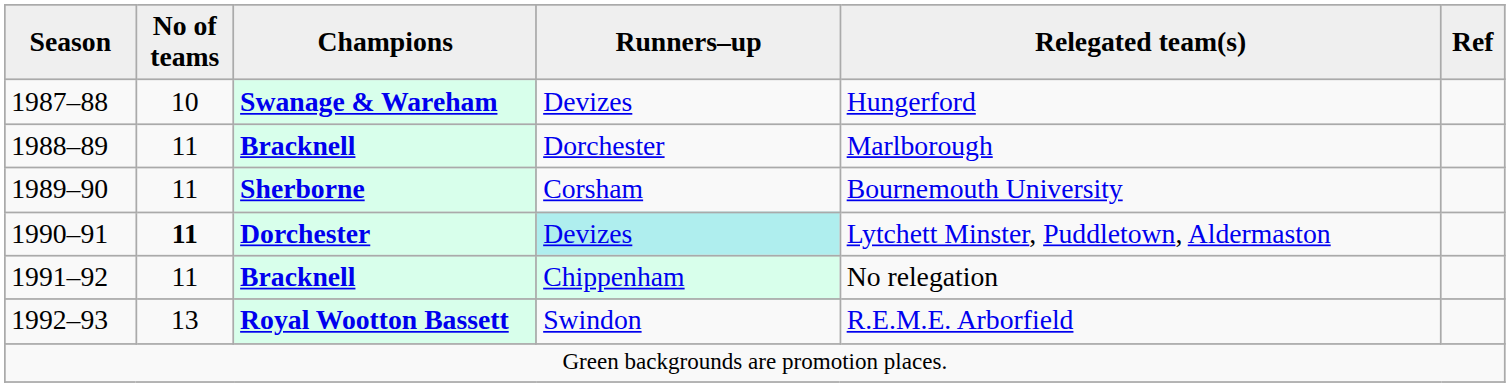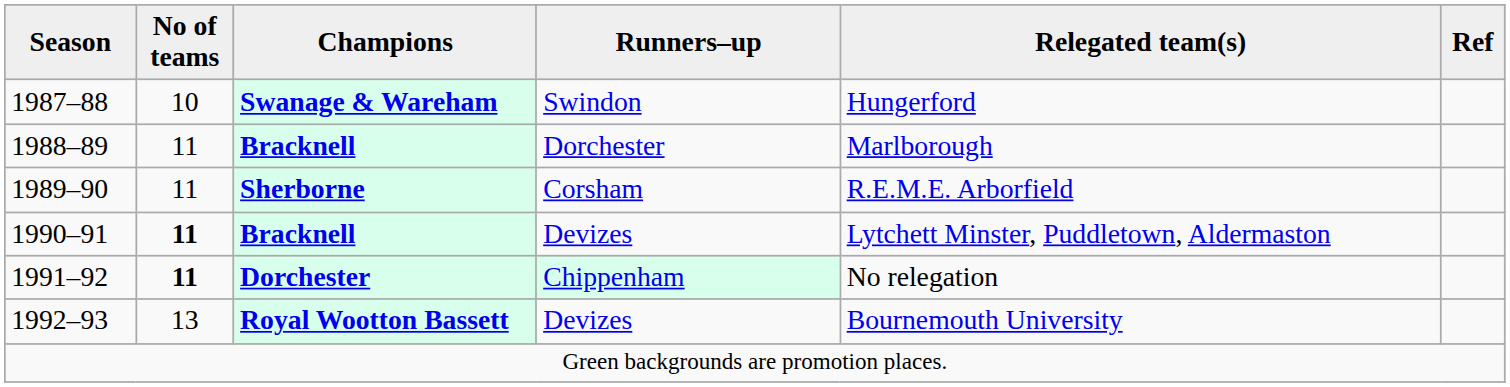(588, 101) Devizes -> (592, 101) Swindon
(985, 189) Bournemouth University -> (960, 189) R.E.M.E. Arborfield
(305, 233) Dorchester -> (298, 233) Bracknell
(588, 233) paleturquoise background -> (588, 233) no background
(185, 277) normal -> (185, 277) bold
(298, 277) Bracknell -> (305, 277) Dorchester
(592, 320) Swindon -> (588, 320) Devizes
(960, 320) R.E.M.E. Arborfield -> (985, 320) Bournemouth University
